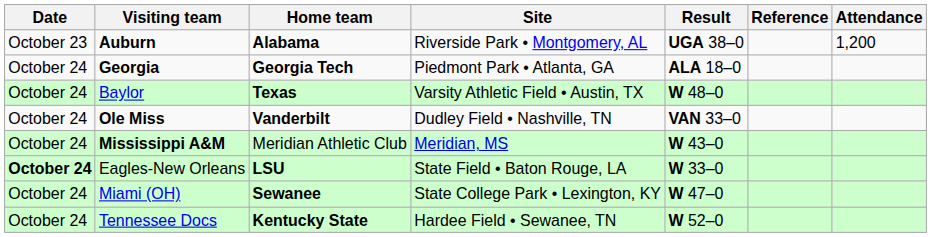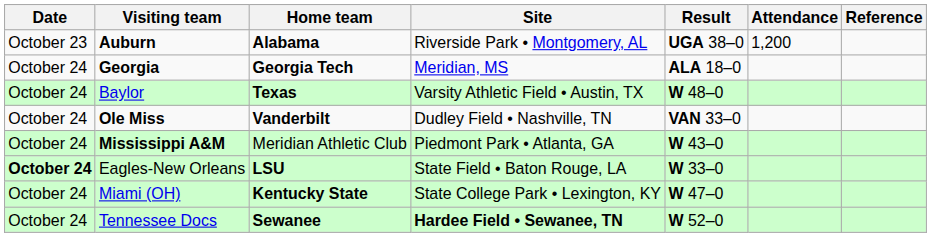columns swapped: (879, 17) <-> (790, 17)
(514, 68) Piedmont Park • Atlanta, GA -> (461, 68) Meridian, MS
(461, 144) Meridian, MS -> (514, 144) Piedmont Park • Atlanta, GA
(287, 194) Sewanee -> (310, 194) Kentucky State
(310, 219) Kentucky State -> (287, 219) Sewanee
(515, 219) normal -> (519, 219) bold
